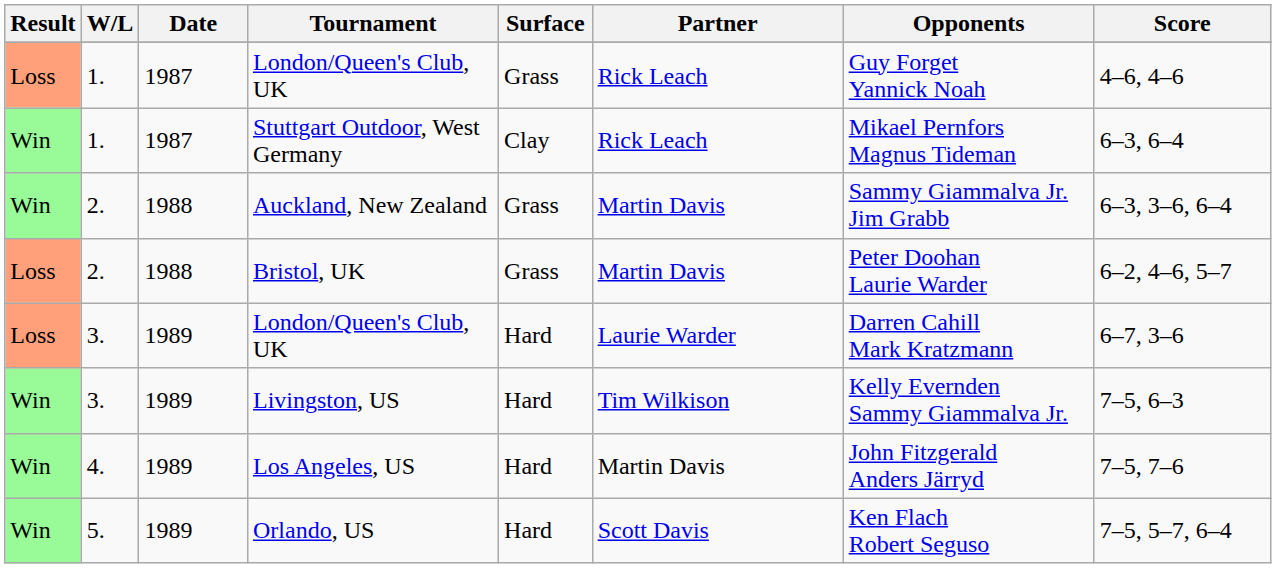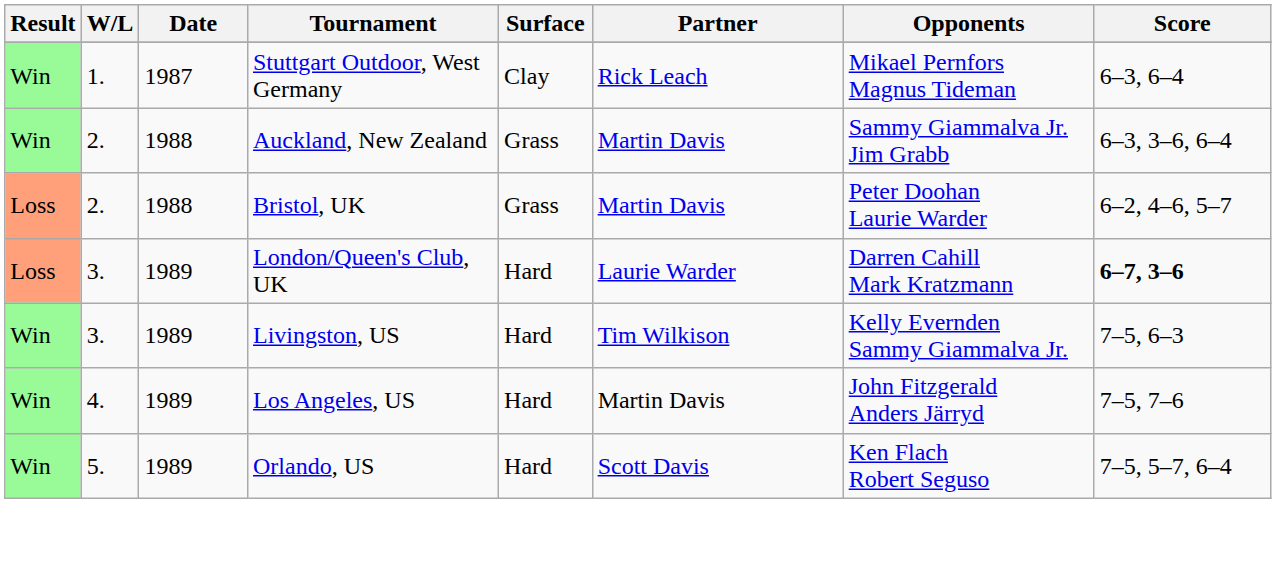- row: (96, 75)
(1142, 335) normal -> (1142, 270) bold
